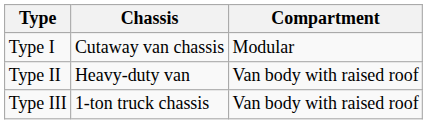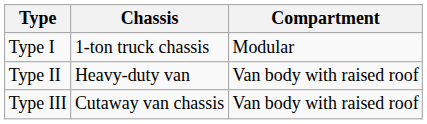(150, 47) Cutaway van chassis -> (142, 47) 1-ton truck chassis
(142, 103) 1-ton truck chassis -> (150, 103) Cutaway van chassis
